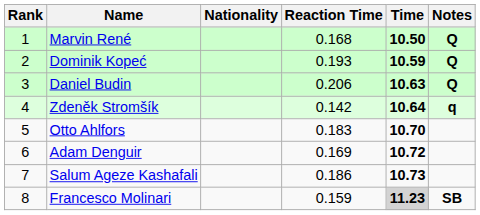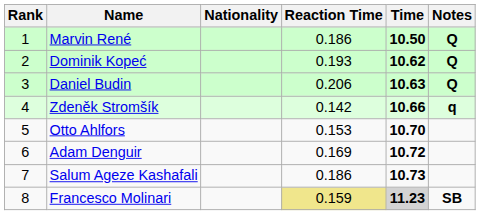(334, 38) 0.168 -> (334, 38) 0.186
(407, 61) 10.59 -> (407, 61) 10.62
(407, 107) 10.64 -> (407, 107) 10.66
(334, 130) 0.183 -> (334, 130) 0.153
(334, 198) no background -> (334, 198) khaki background
